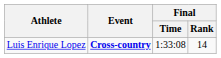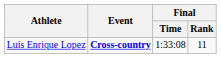(202, 45) 14 -> (202, 45) 11
